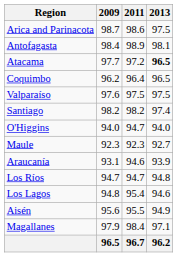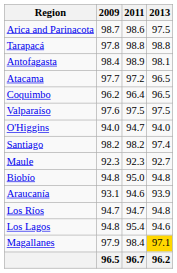+ row: (25, 45)
(161, 62) bold -> (161, 78) normal
rows swapped: (25, 111) <-> (28, 128)
+ row: (21, 177)
- row: (19, 210)
(161, 227) no background -> (161, 243) gold background
